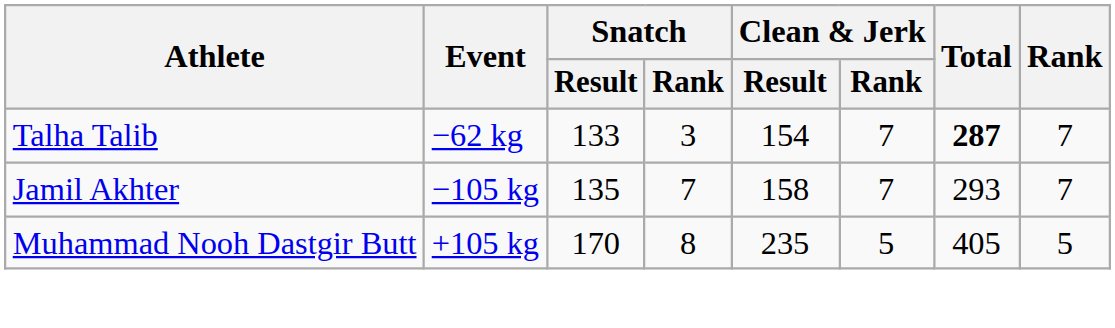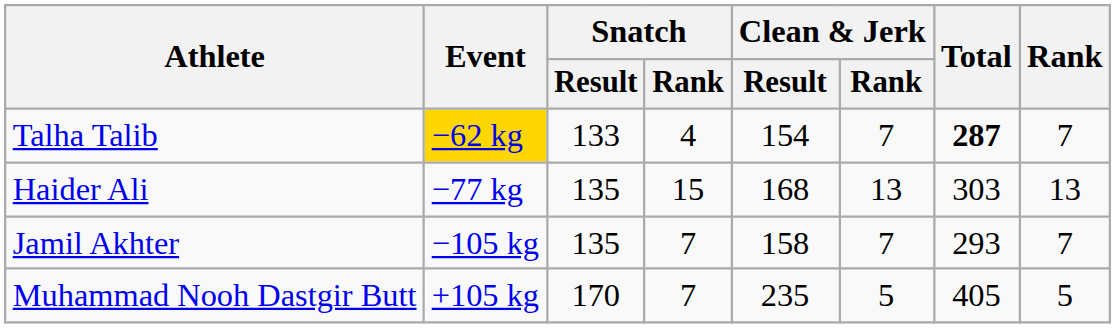(477, 135) no background -> (477, 135) gold background
(688, 135) 3 -> (688, 135) 4
+ row: (81, 189)
(688, 242) 8 -> (688, 295) 7
